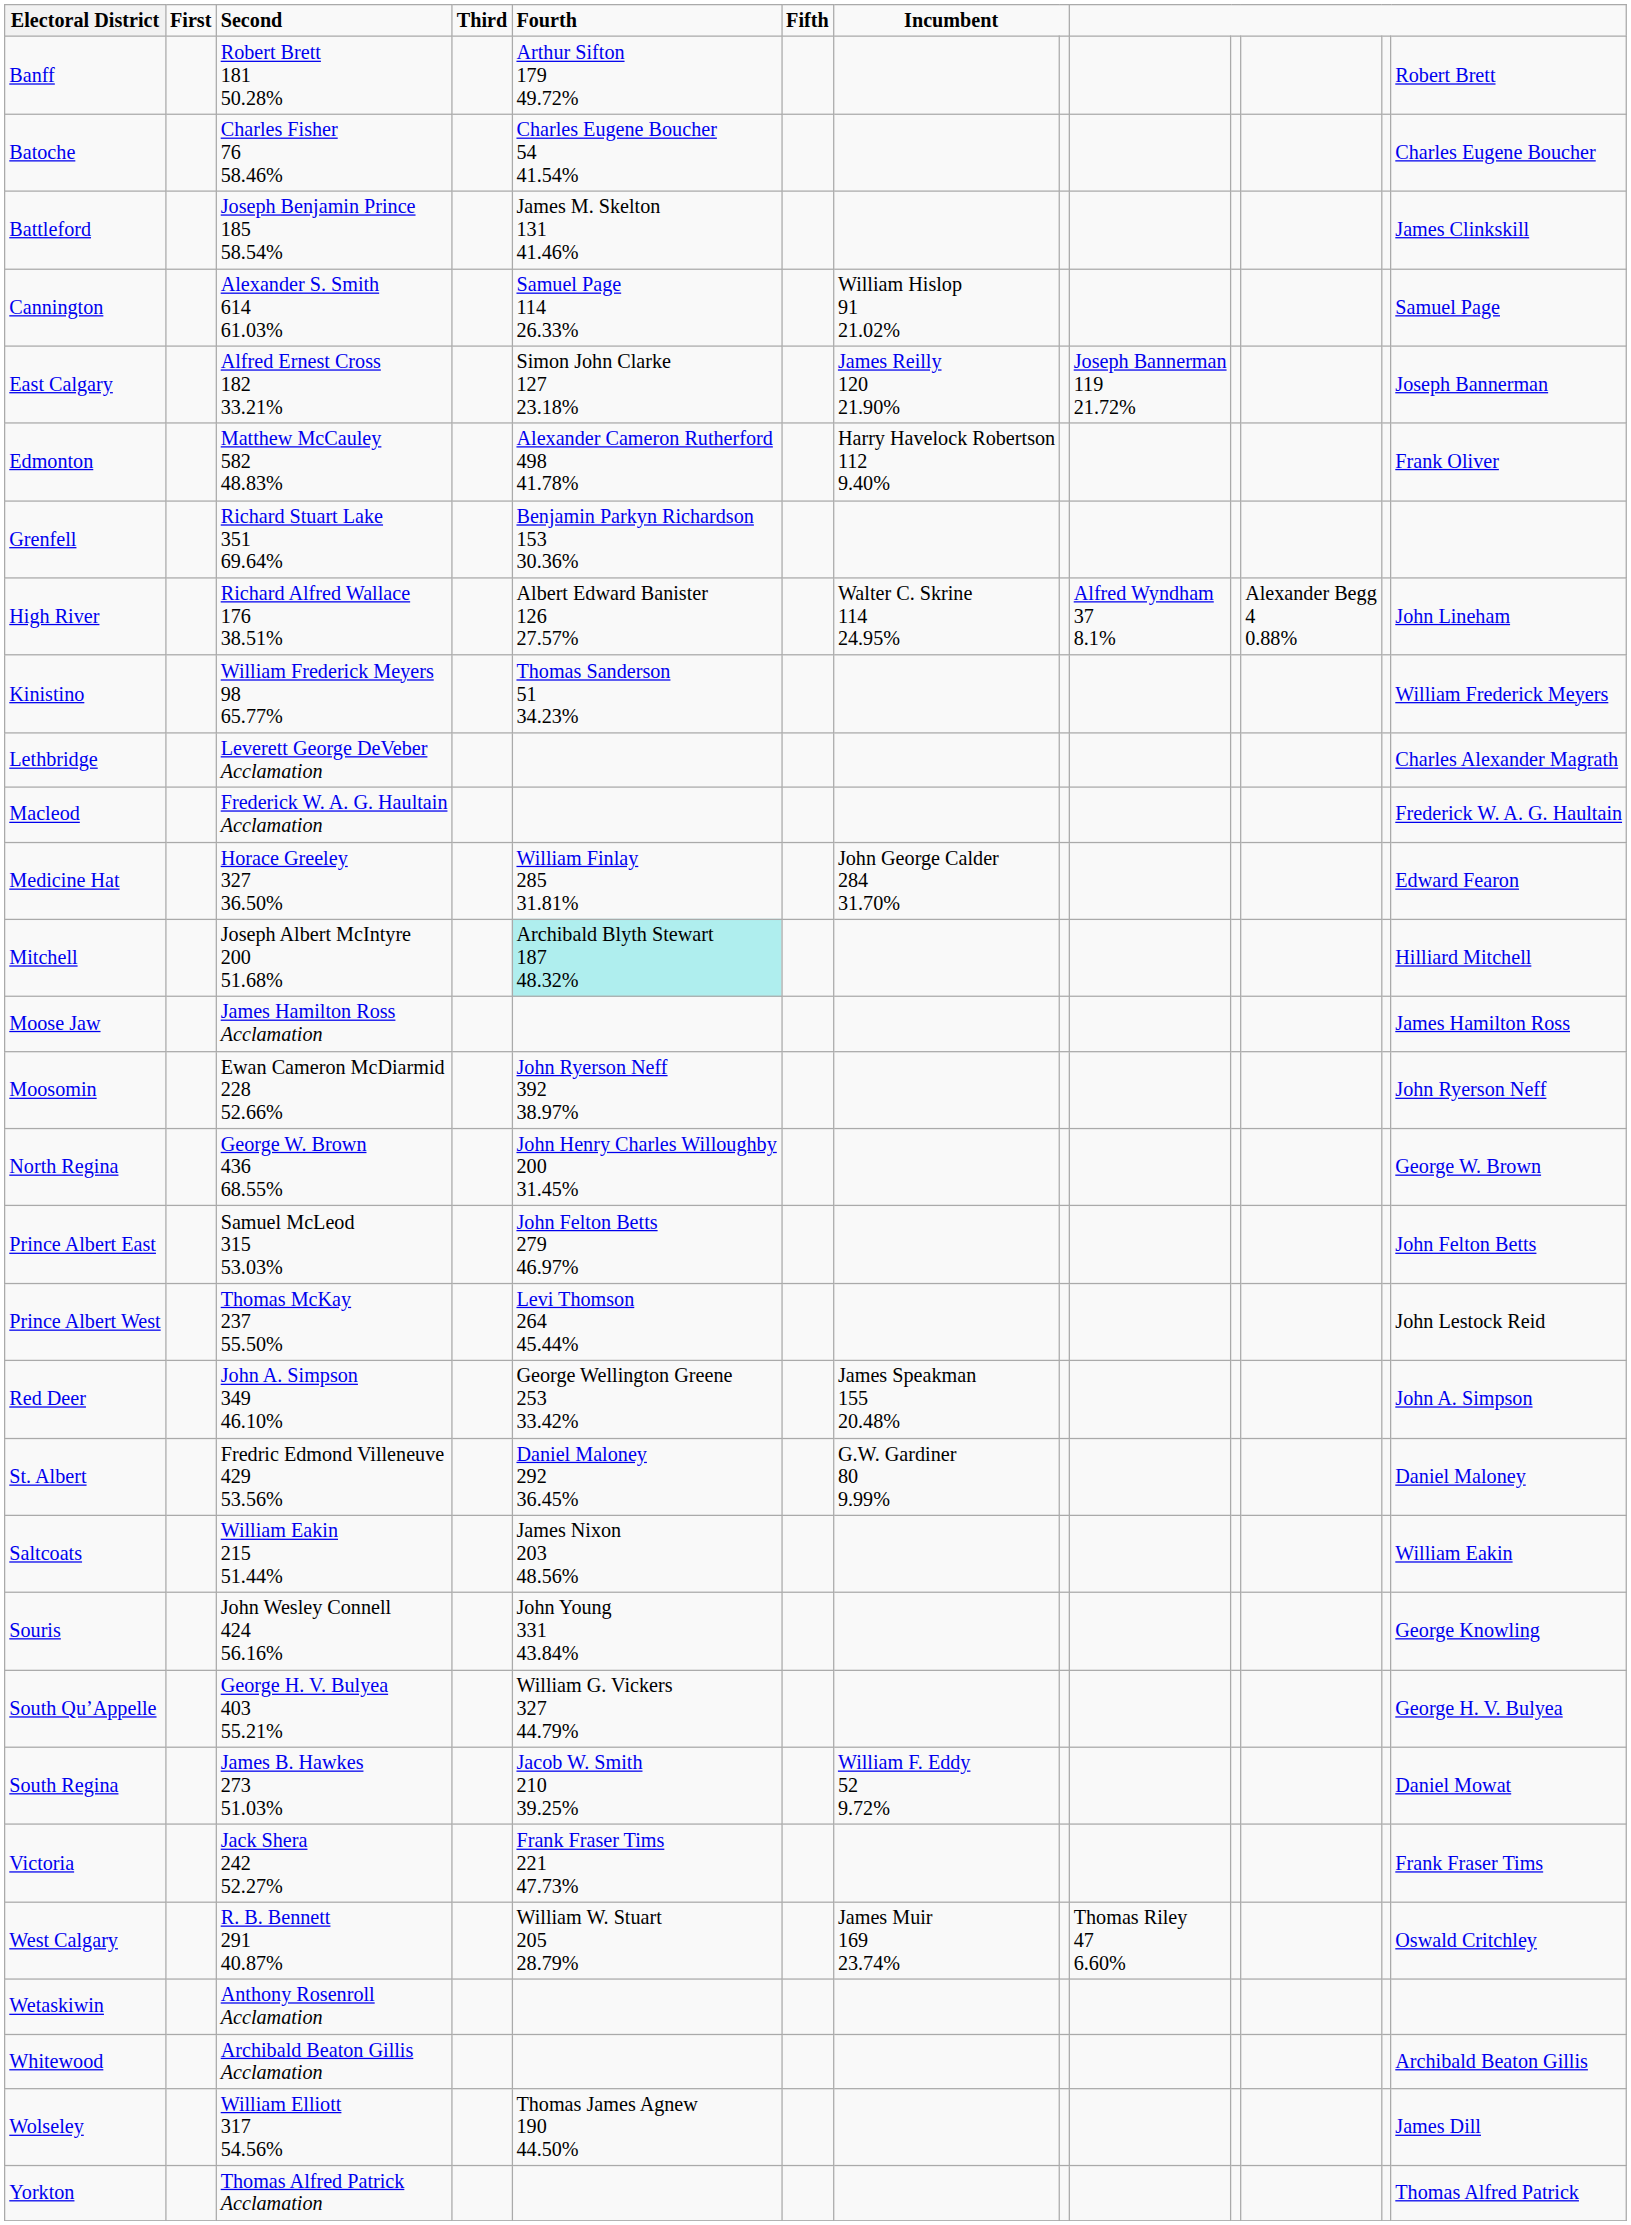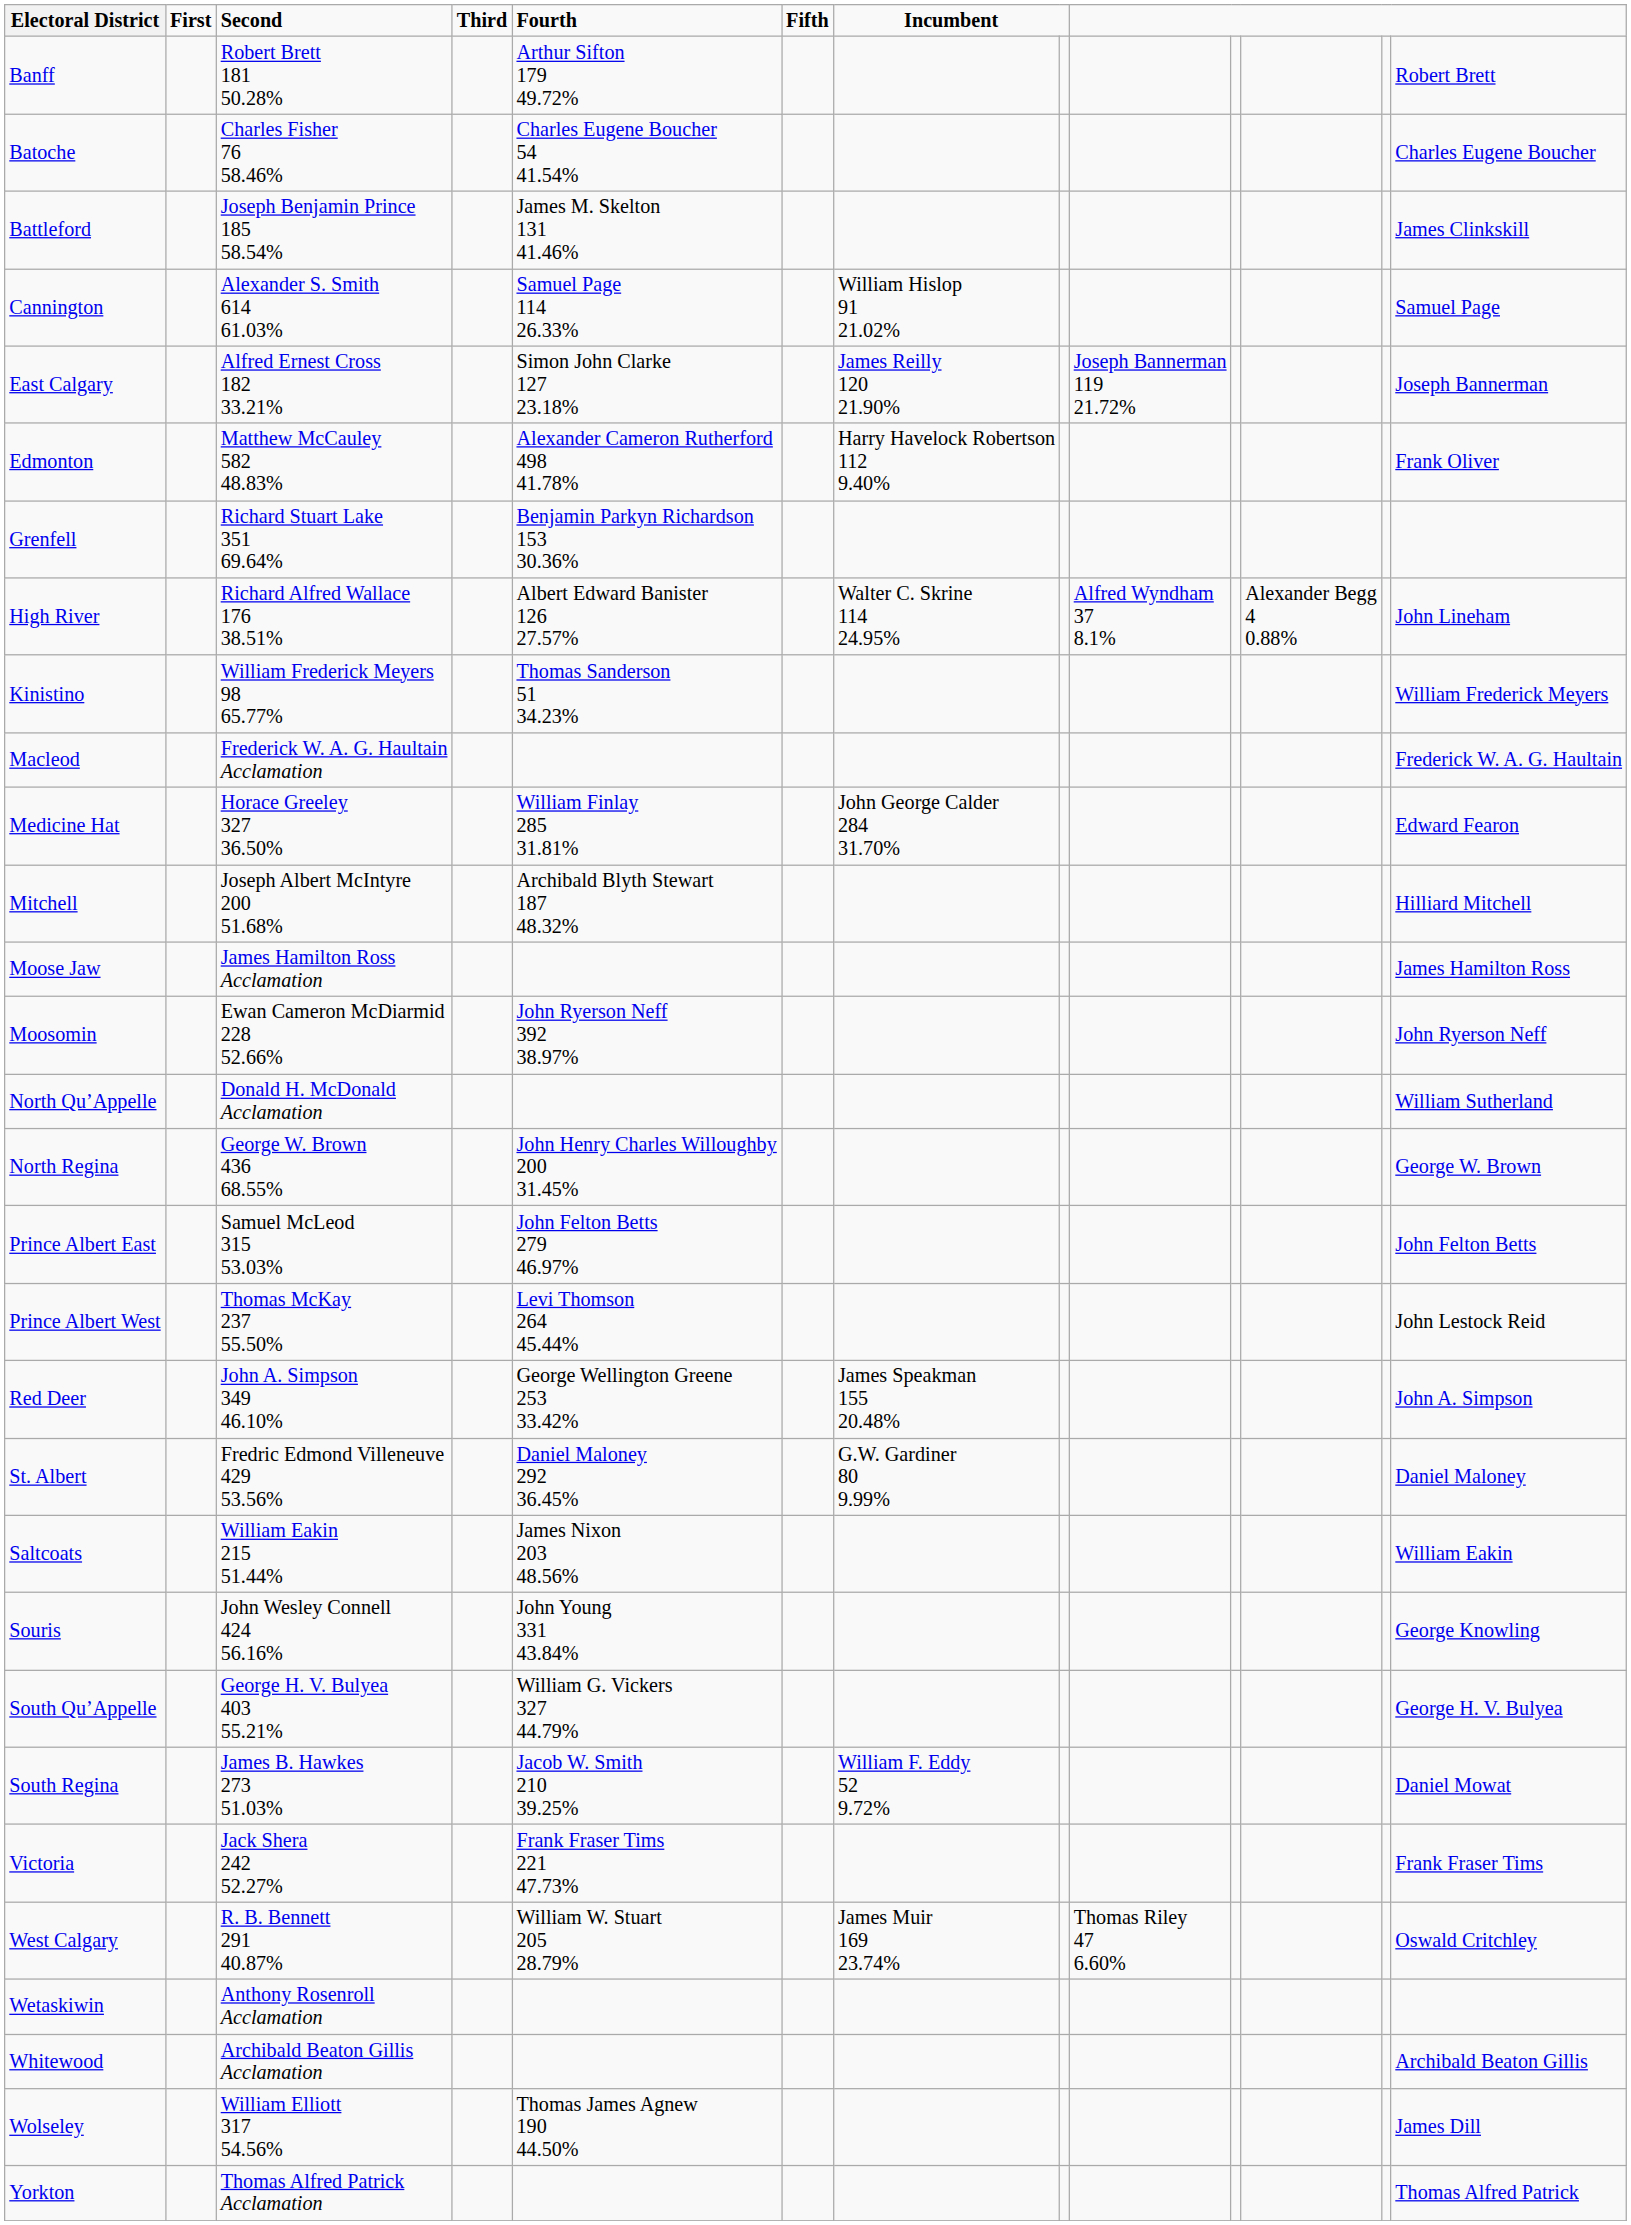- row: (54, 759)
(615, 957) paleturquoise background -> (615, 903) no background
+ row: (83, 1101)
